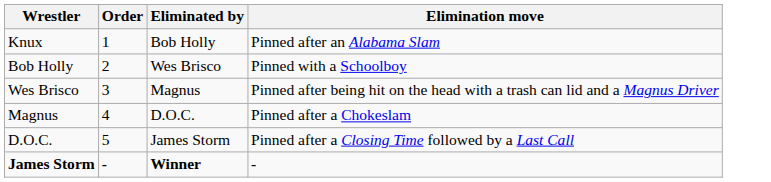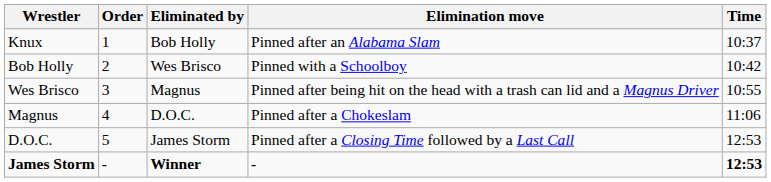+ column: (744, 16)
